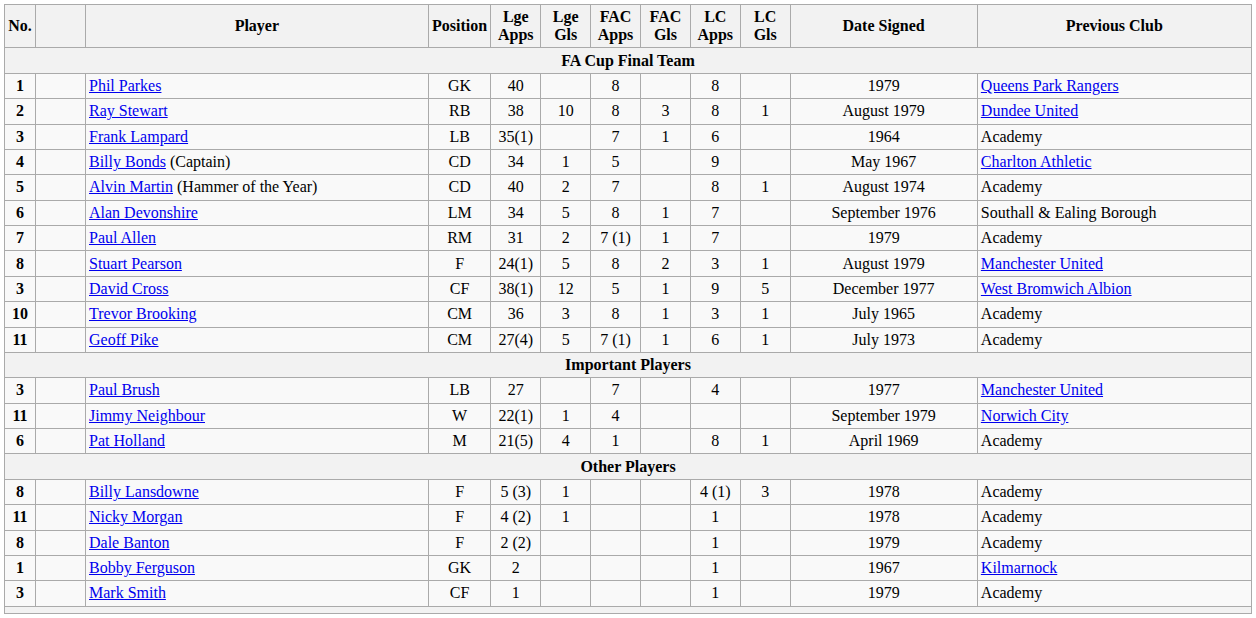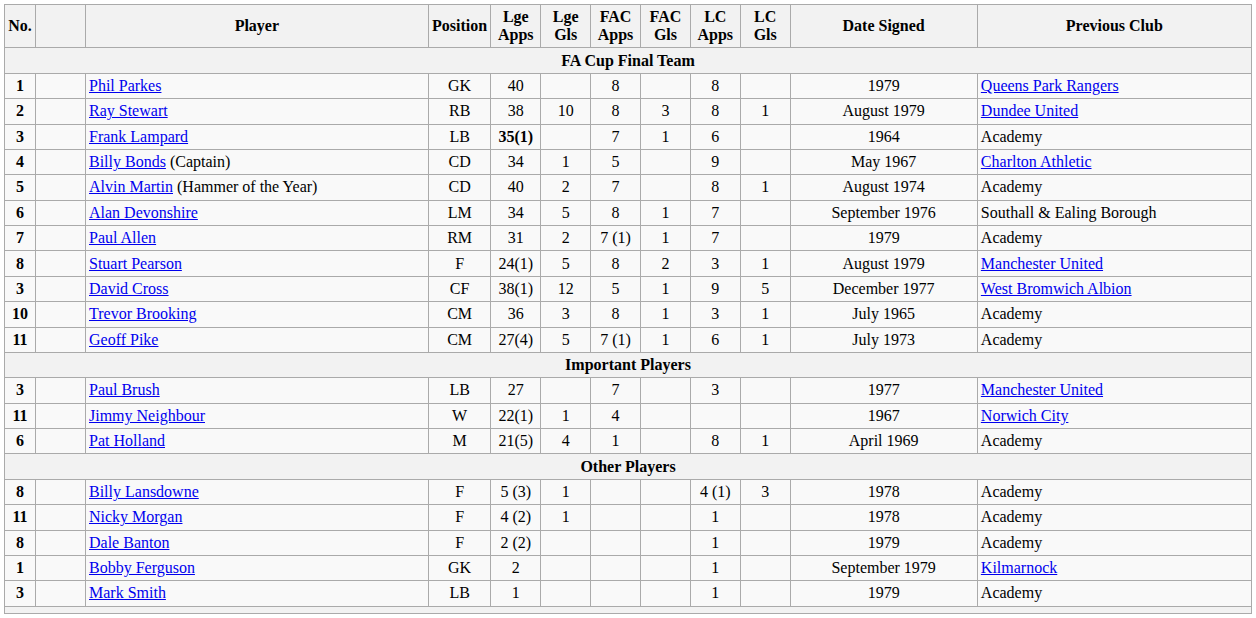(516, 136) normal -> (516, 136) bold
(715, 390) 4 -> (715, 390) 3
(884, 415) September 1979 -> (884, 415) 1967
(884, 568) 1967 -> (884, 568) September 1979
(460, 593) CF -> (460, 593) LB
